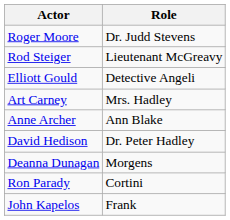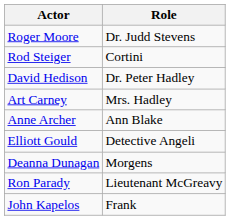(164, 57) Lieutenant McGreavy -> (124, 57) Cortini
rows swapped: (42, 78) <-> (47, 141)
(124, 183) Cortini -> (164, 183) Lieutenant McGreavy
